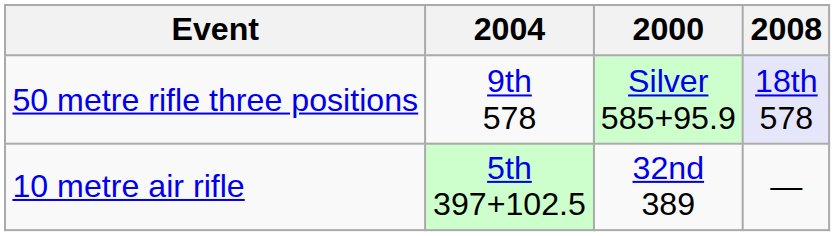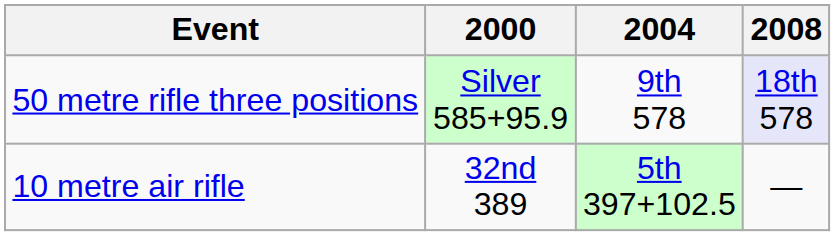columns swapped: (668, 30) <-> (509, 30)
